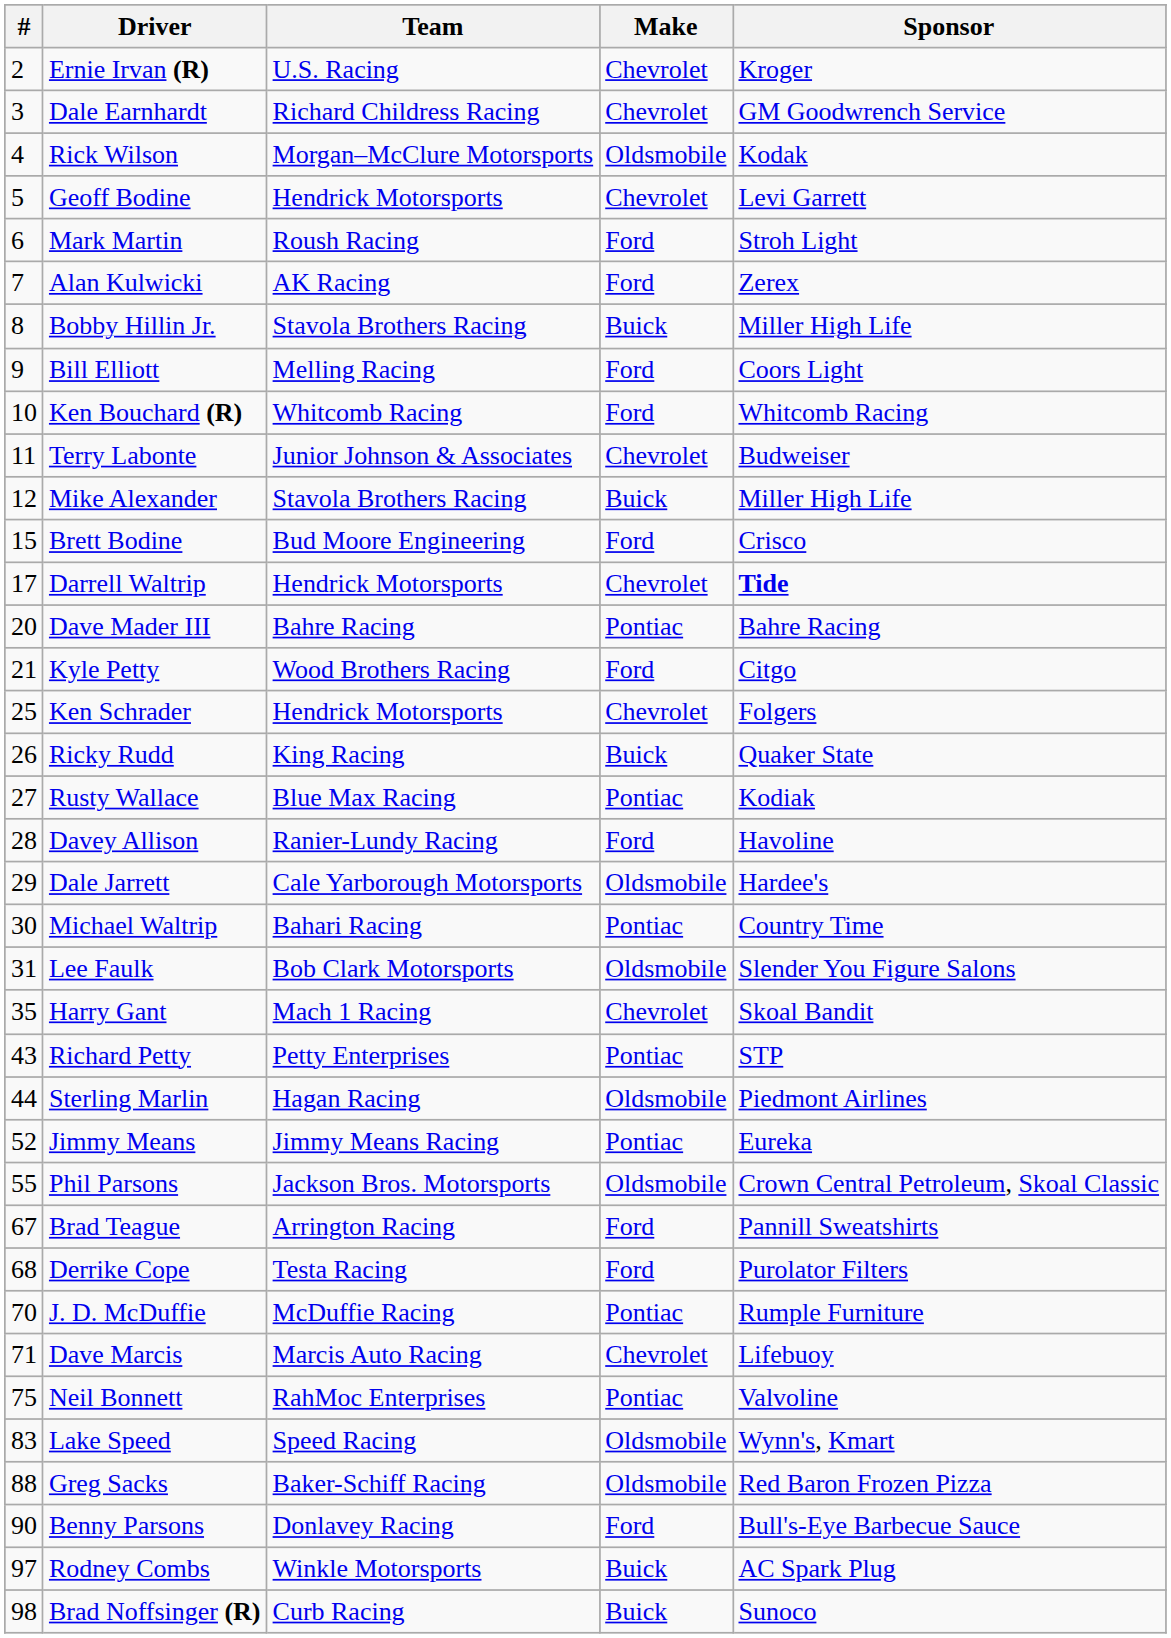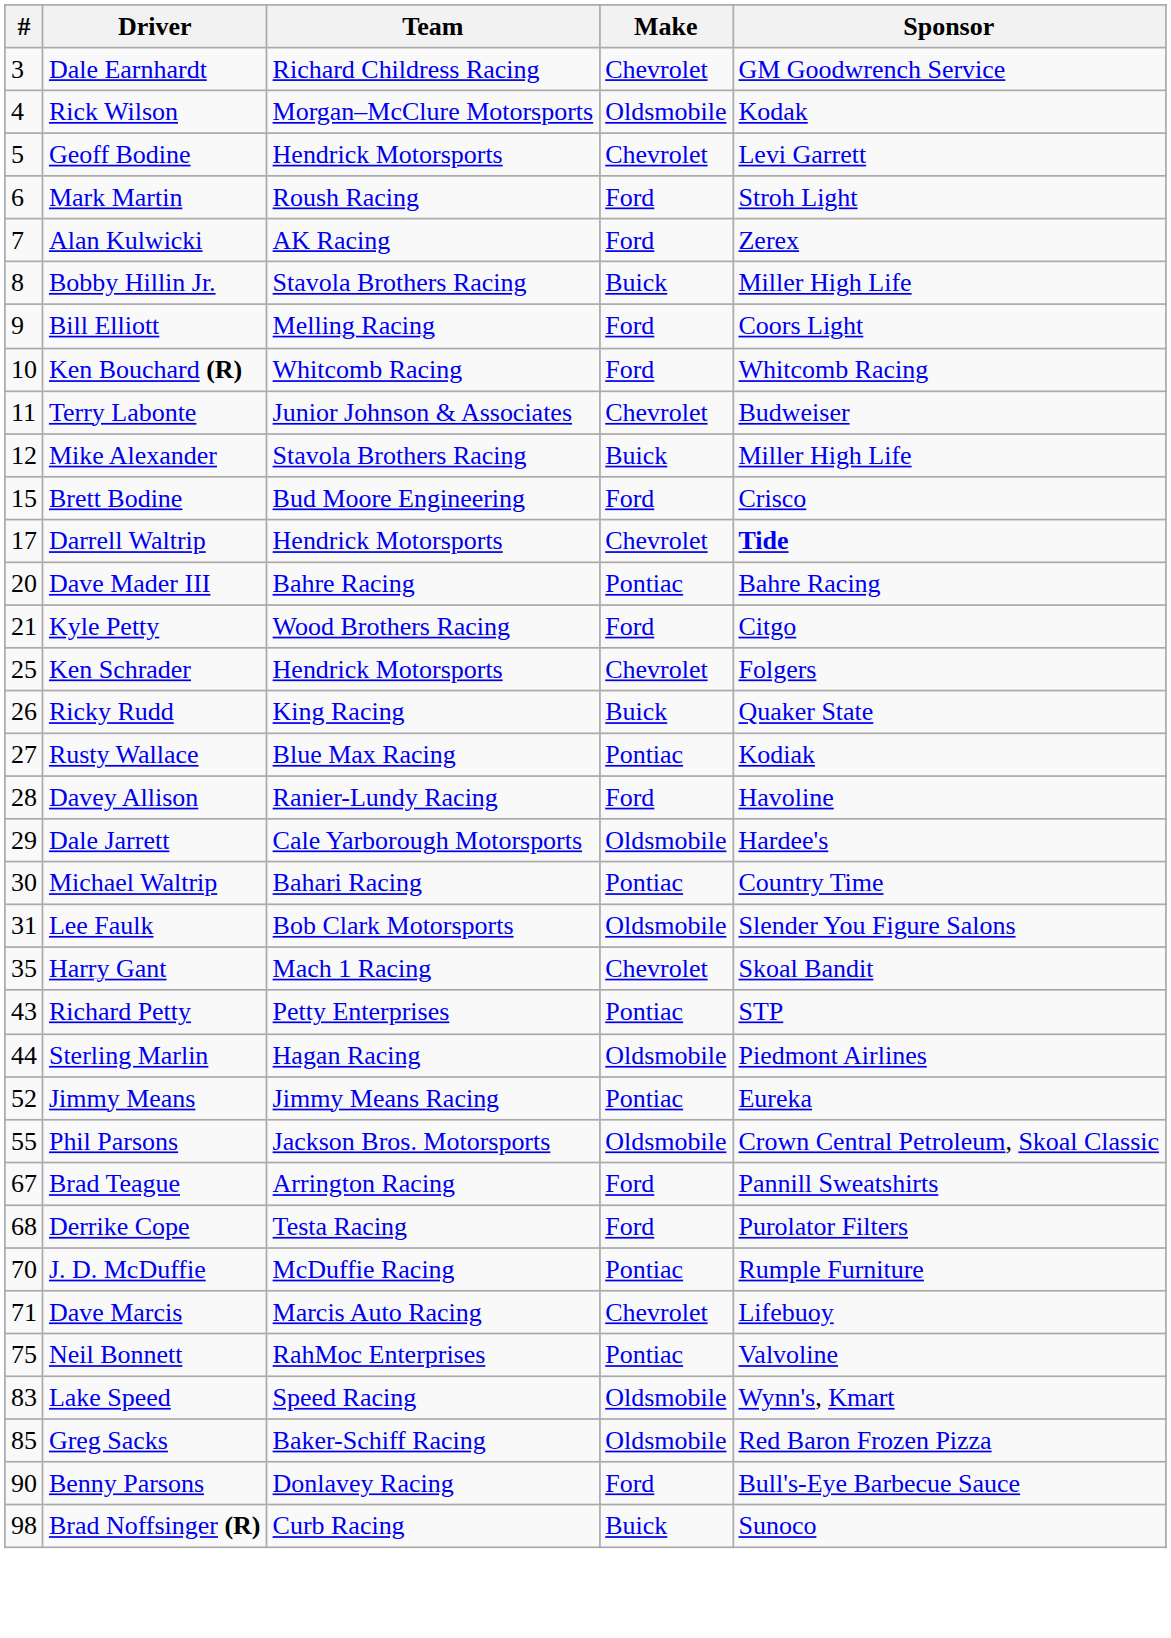- row: (129, 68)
(24, 1483) 88 -> (24, 1440) 85
- row: (129, 1568)
